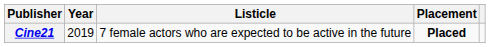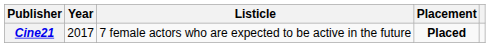(81, 33) 2019 -> (81, 33) 2017
